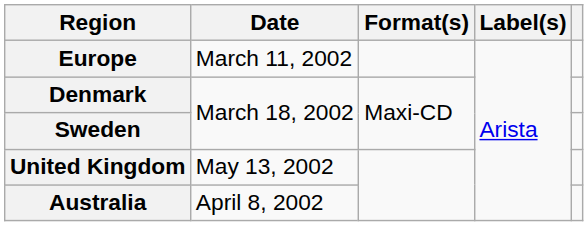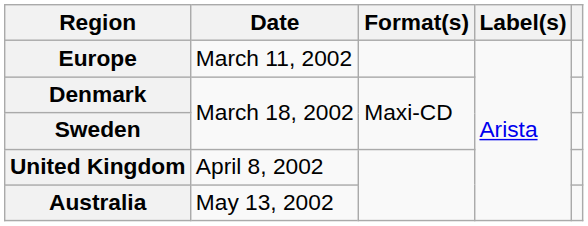(265, 166) May 13, 2002 -> (260, 166) April 8, 2002
(260, 202) April 8, 2002 -> (265, 202) May 13, 2002
